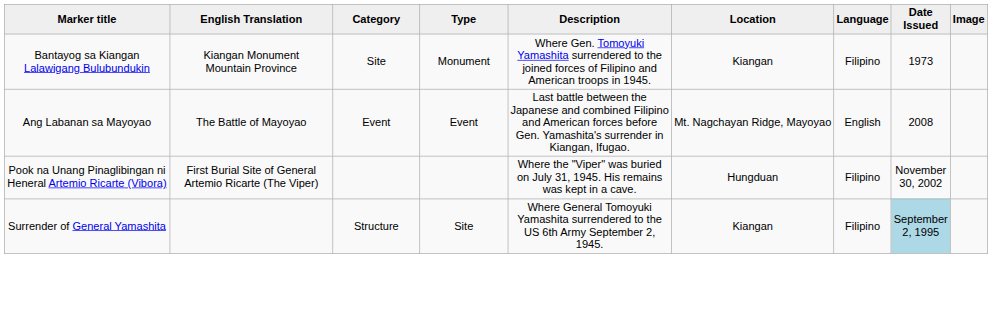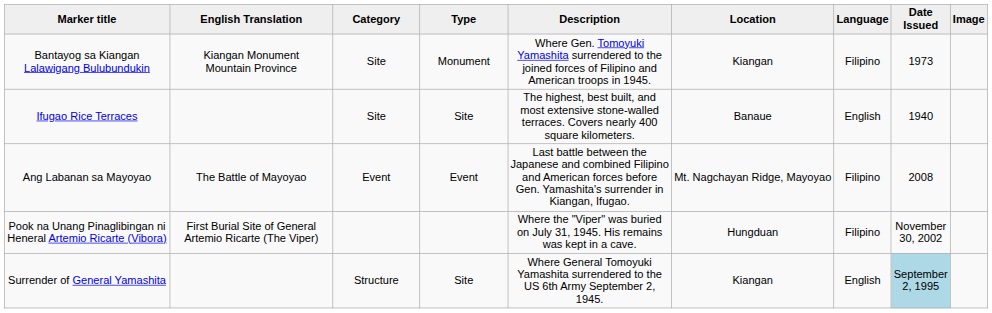+ row: (87, 116)
(863, 122) English -> (863, 177) Filipino
(863, 226) Filipino -> (863, 280) English
